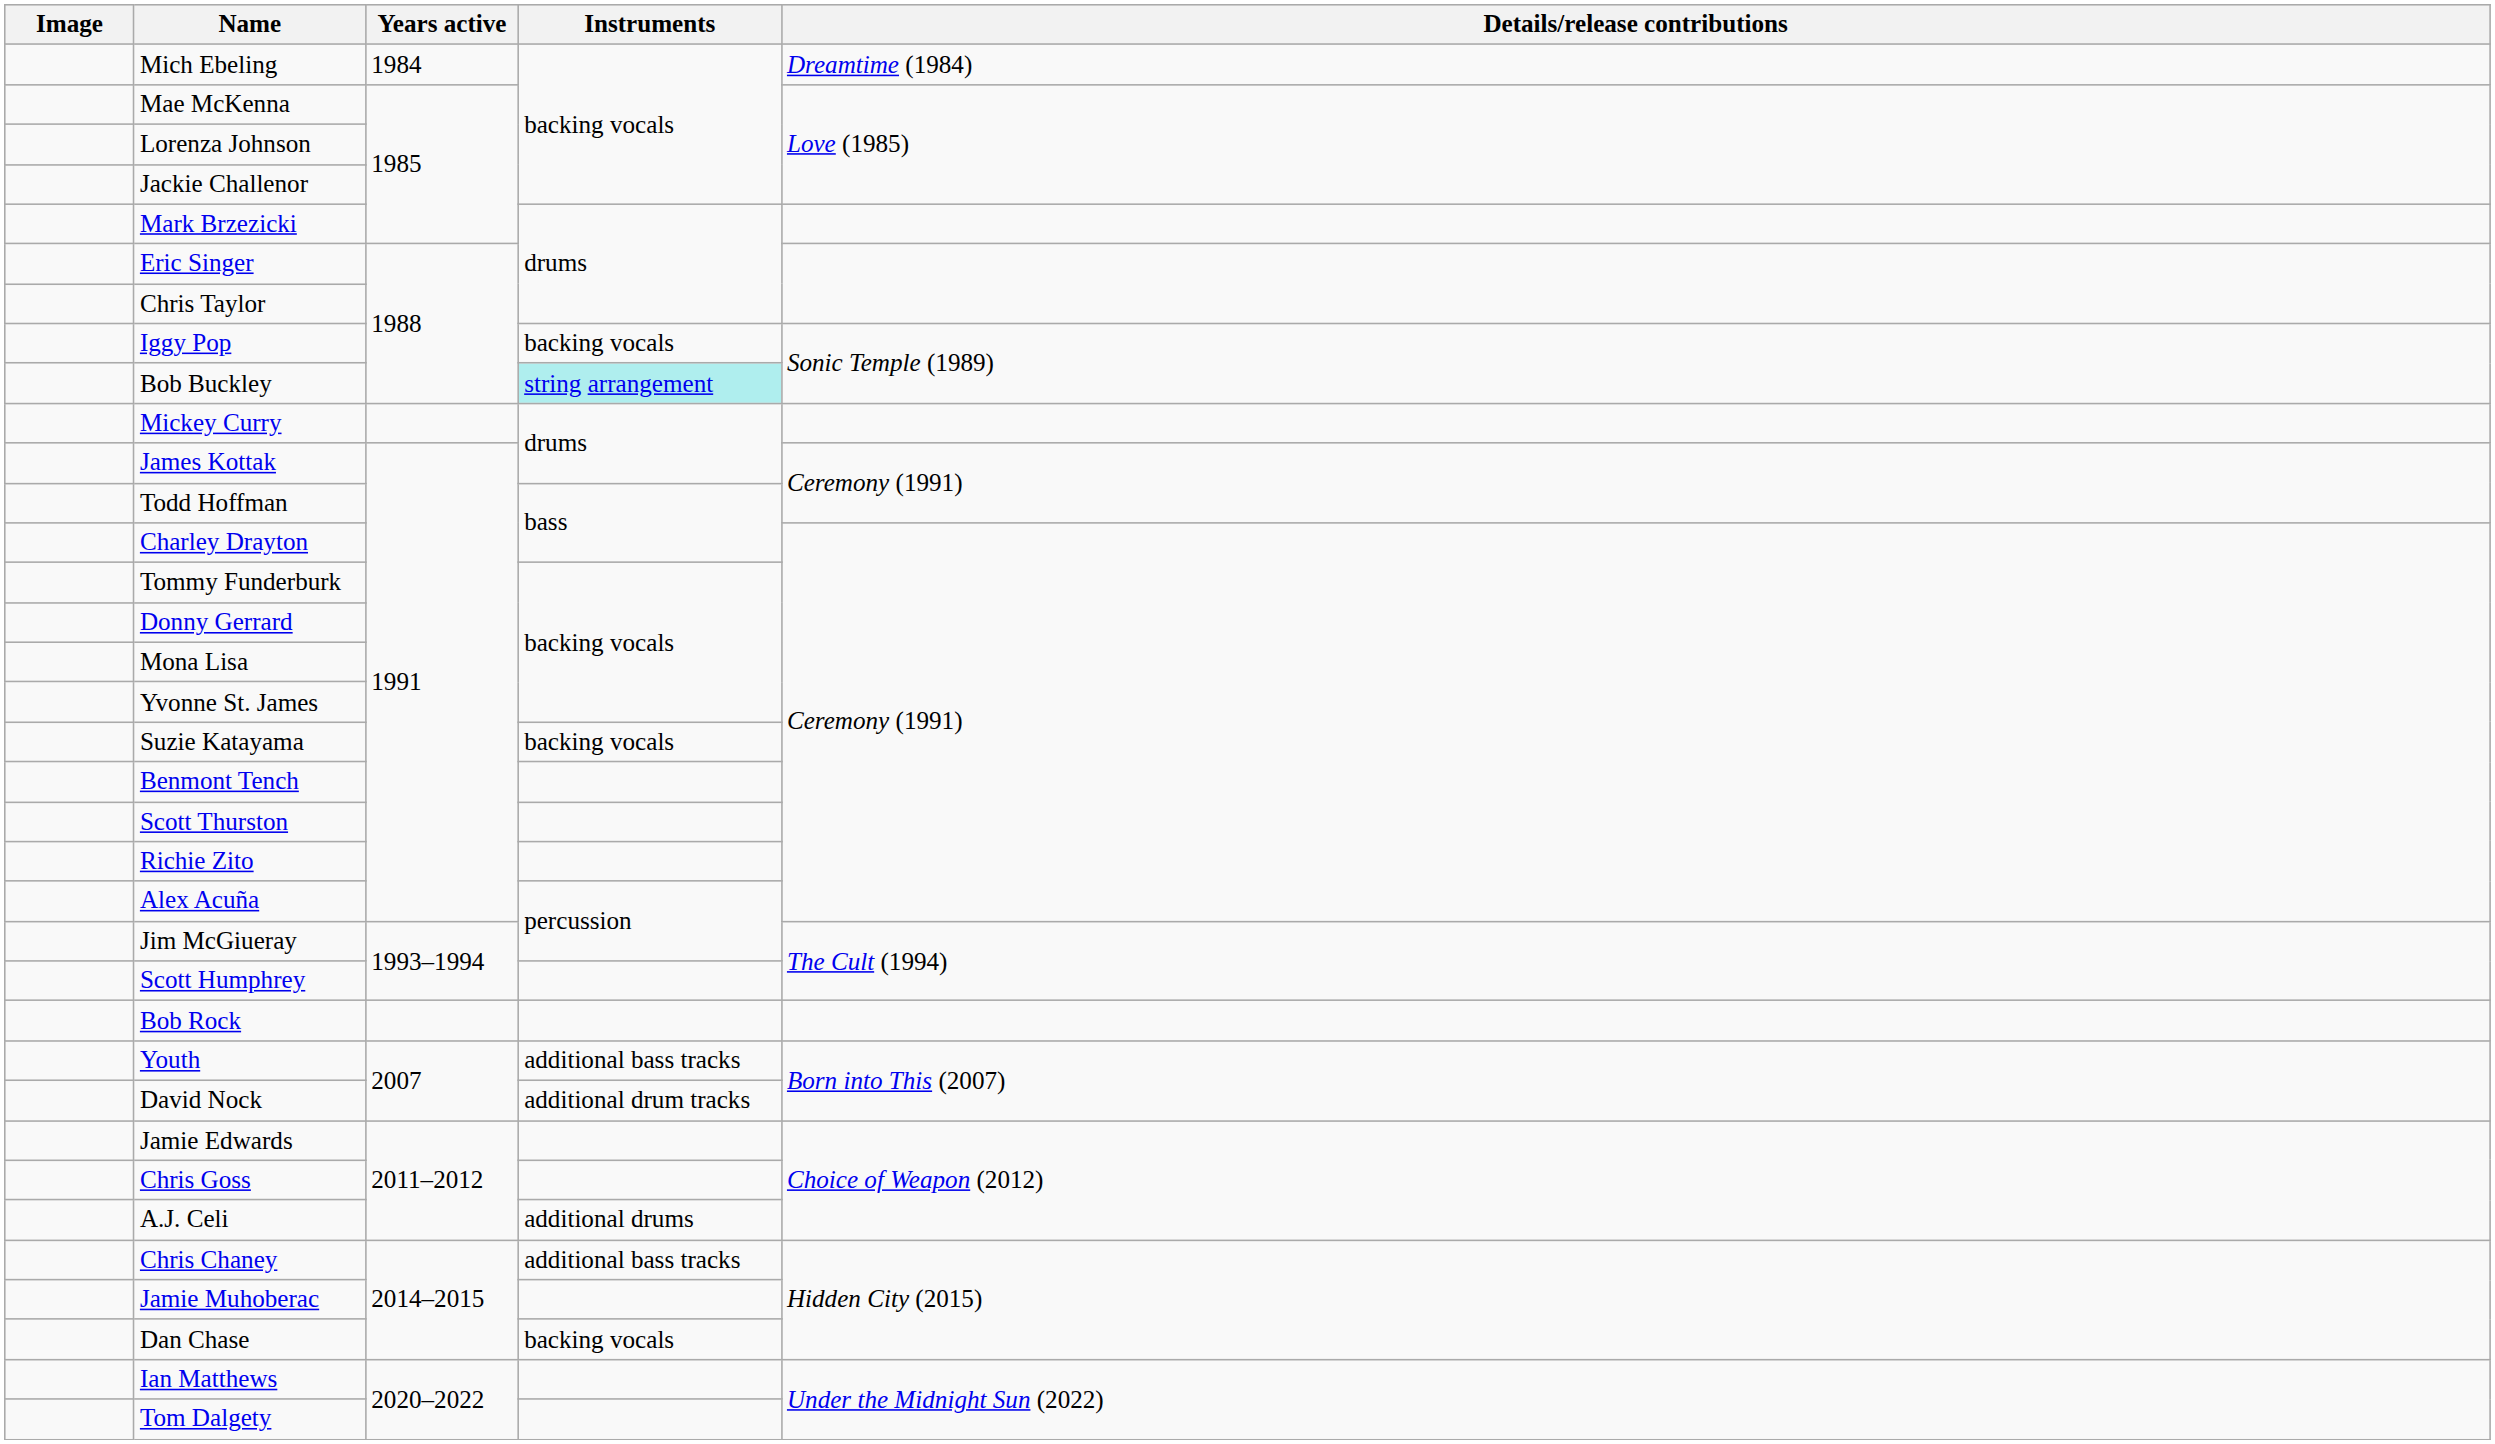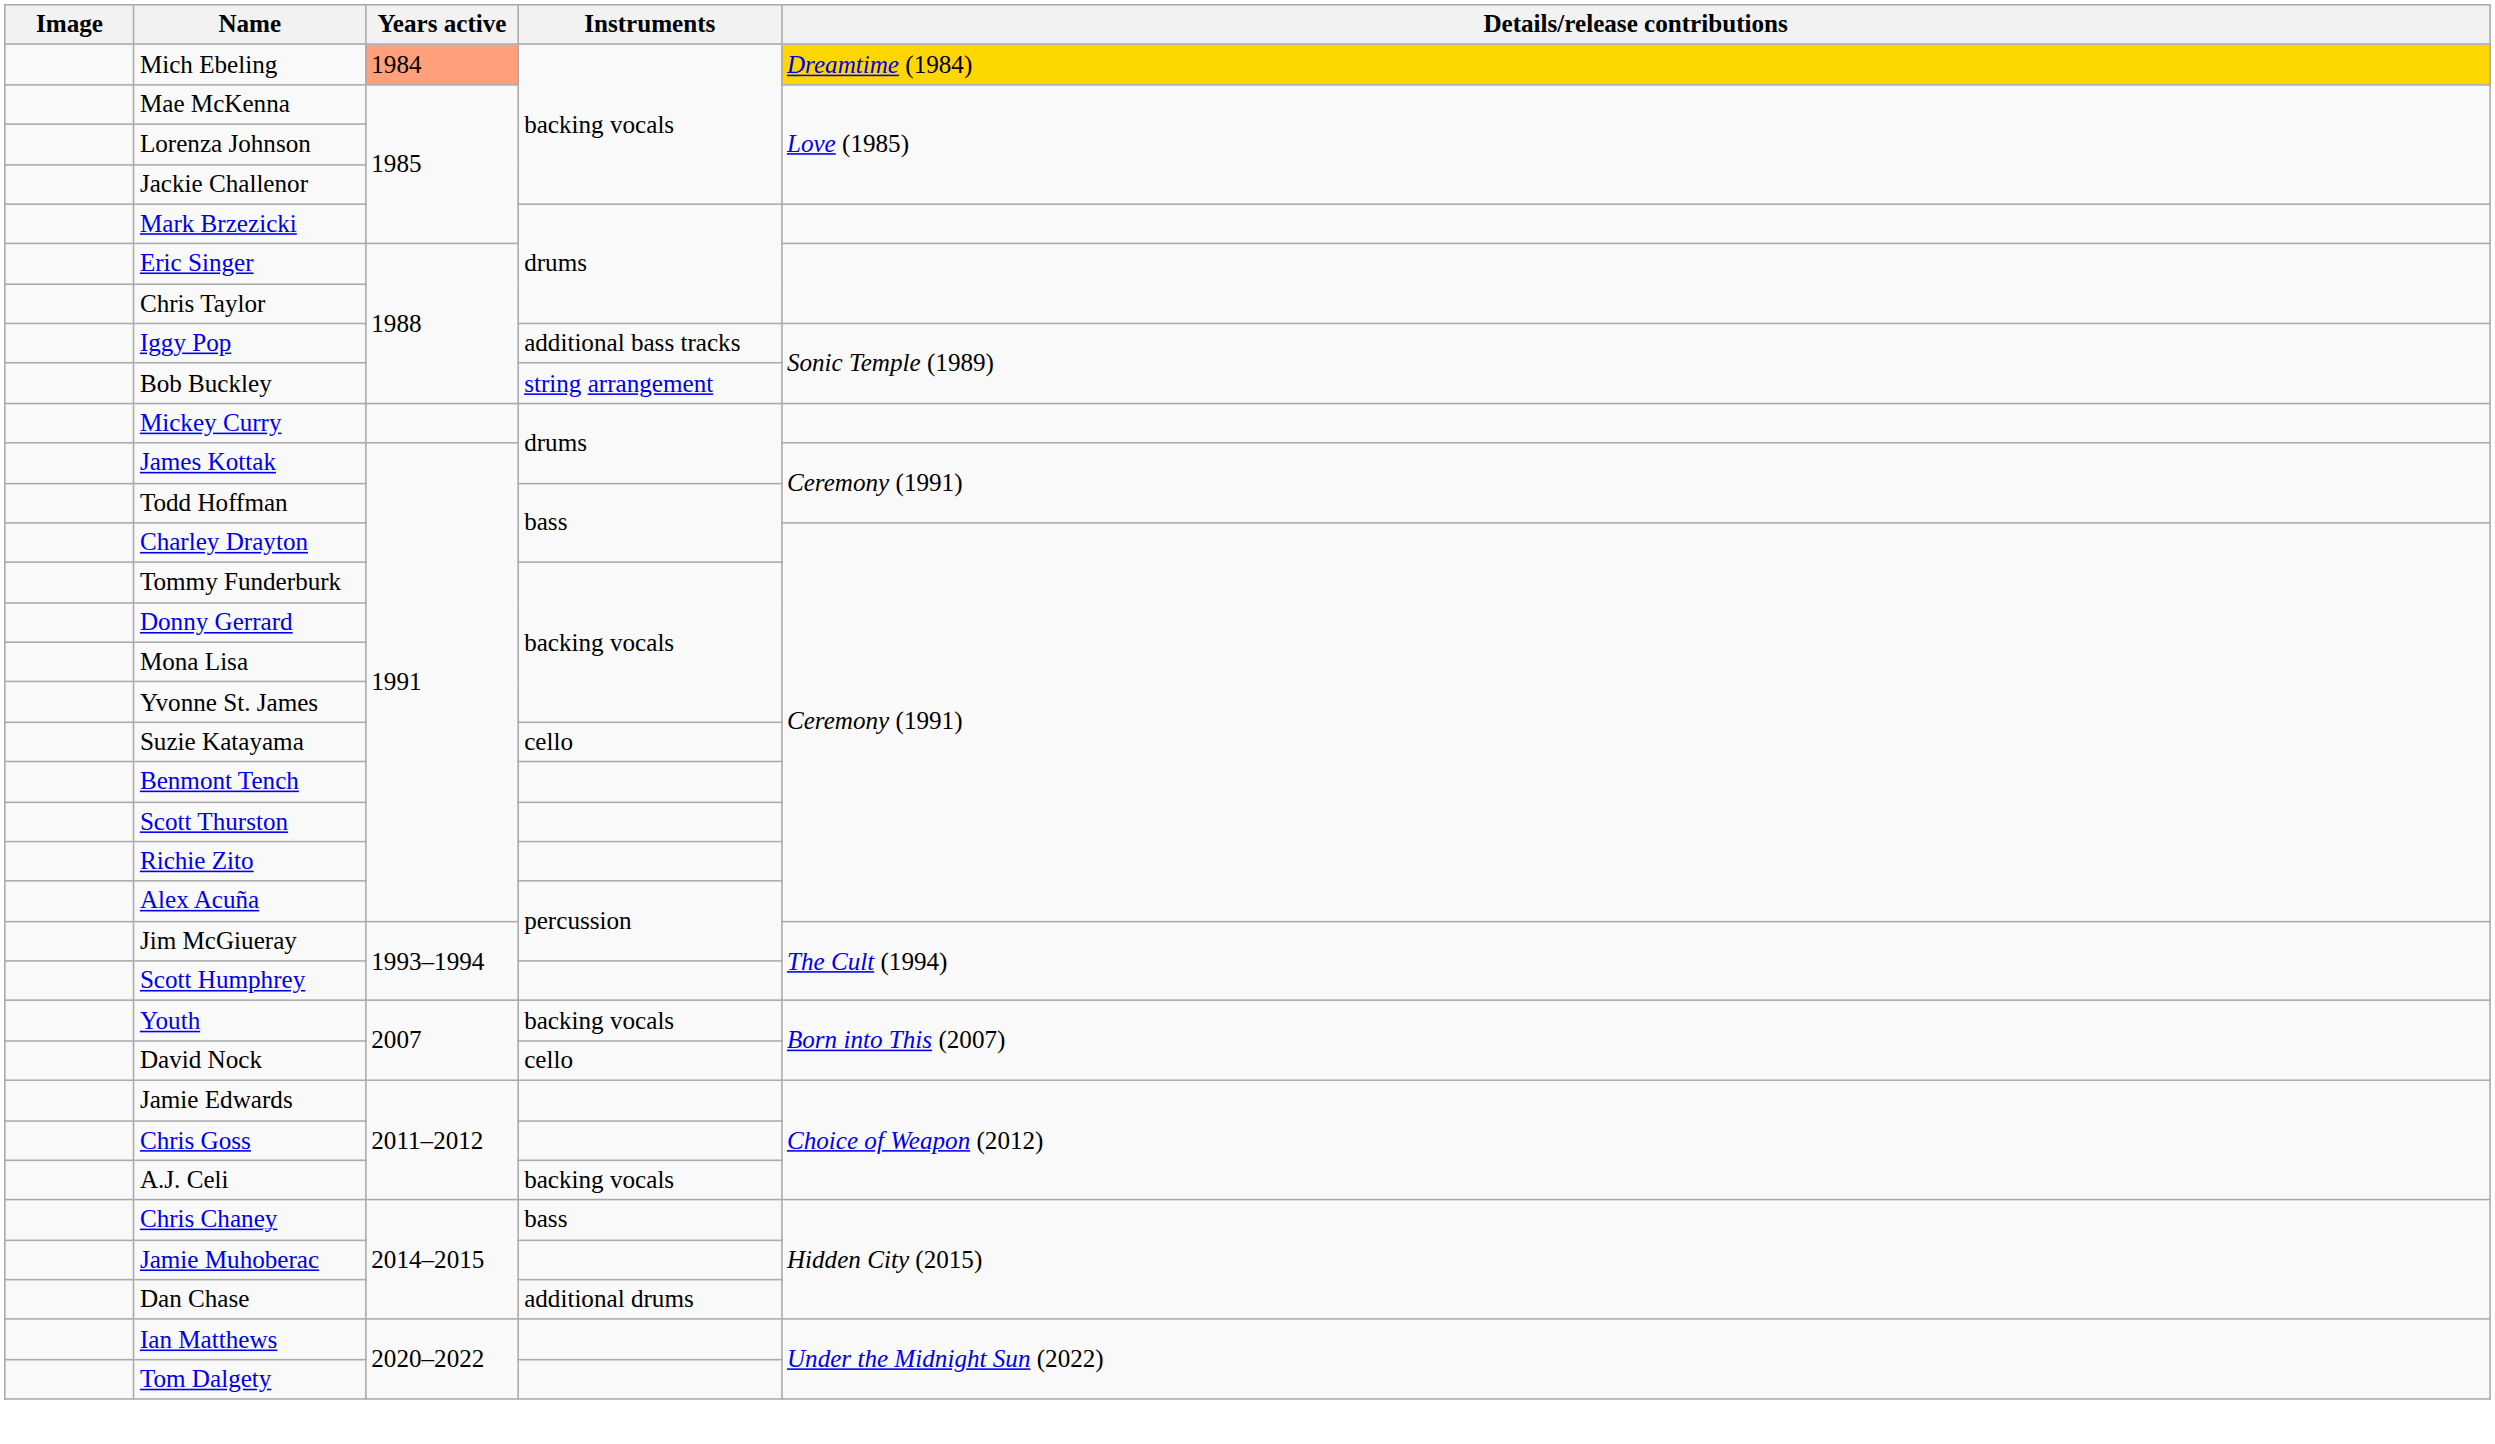(396, 64) no background -> (396, 64) lightsalmon background
(880, 64) no background -> (880, 64) gold background
(599, 343) backing vocals -> (632, 343) additional bass tracks
(619, 382) paleturquoise background -> (619, 382) no background
(599, 741) backing vocals -> (549, 741) cello
- row: (190, 1020)
(632, 1060) additional bass tracks -> (599, 1020) backing vocals
(637, 1100) additional drum tracks -> (549, 1060) cello
(609, 1219) additional drums -> (599, 1179) backing vocals
(632, 1259) additional bass tracks -> (546, 1219) bass
(599, 1339) backing vocals -> (609, 1299) additional drums
